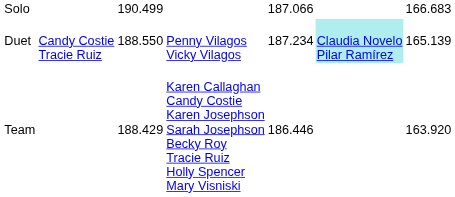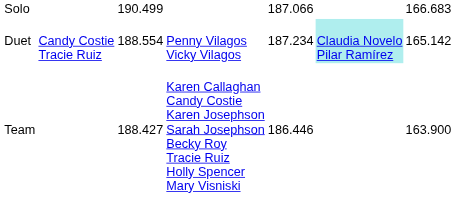(140, 41) 188.550 -> (140, 41) 188.554
(428, 41) 165.139 -> (428, 41) 165.142
(140, 129) 188.429 -> (140, 129) 188.427
(428, 129) 163.920 -> (428, 129) 163.900
